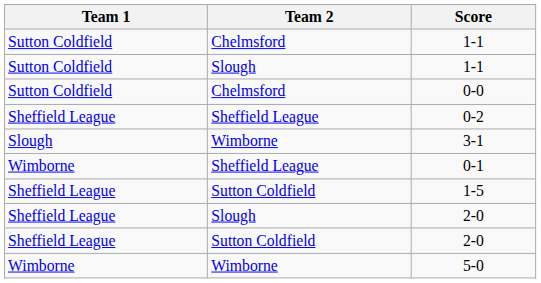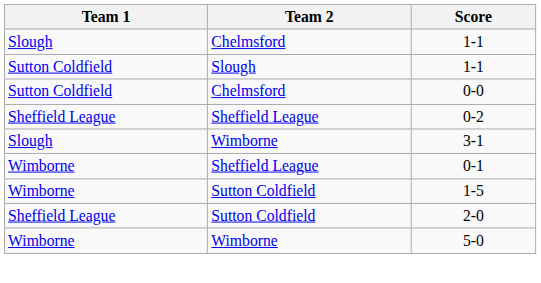(60, 41) Sutton Coldfield -> (30, 41) Slough
(62, 191) Sheffield League -> (41, 191) Wimborne
- row: (234, 215)
